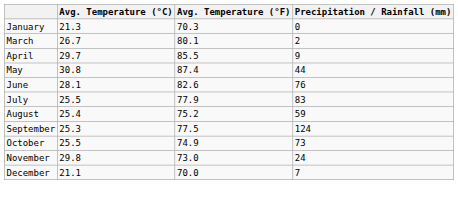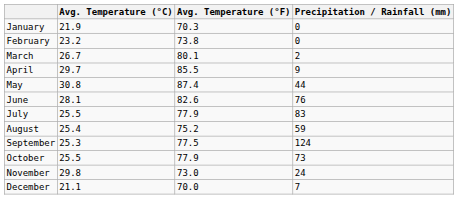(70, 26) 21.3 -> (70, 26) 21.9
+ row: (28, 41)
(188, 143) 74.9 -> (188, 158) 77.9
